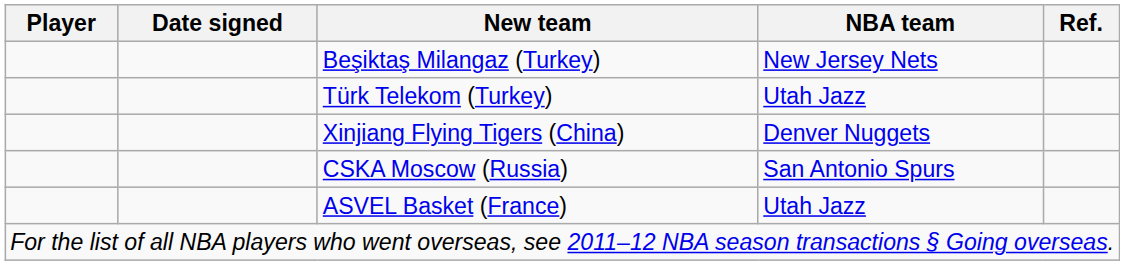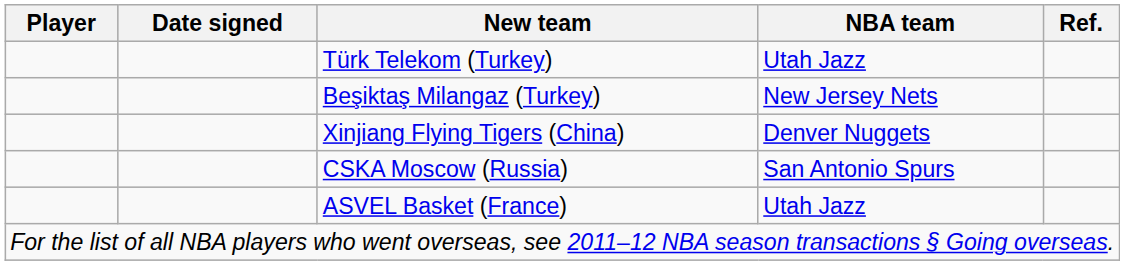rows swapped: (462, 60) <-> (438, 96)
